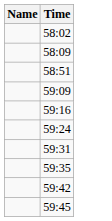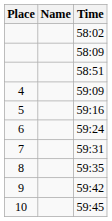+ column: (21, 14)
